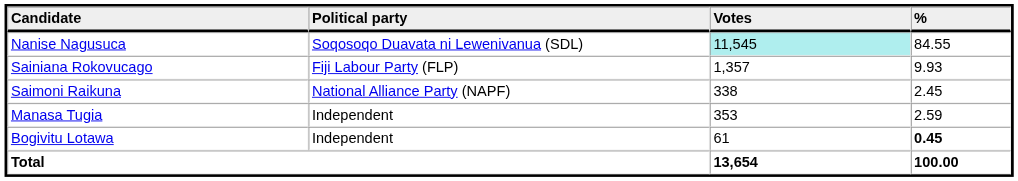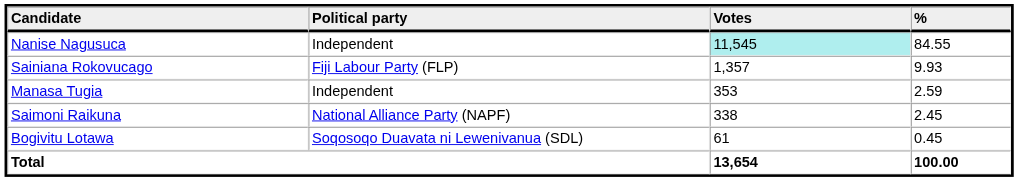(448, 44) Soqosoqo Duavata ni Lewenivanua (SDL) -> (352, 44) Independent
rows swapped: (57, 115) <-> (66, 91)
(352, 138) Independent -> (448, 138) Soqosoqo Duavata ni Lewenivanua (SDL)
(928, 138) bold -> (928, 138) normal
